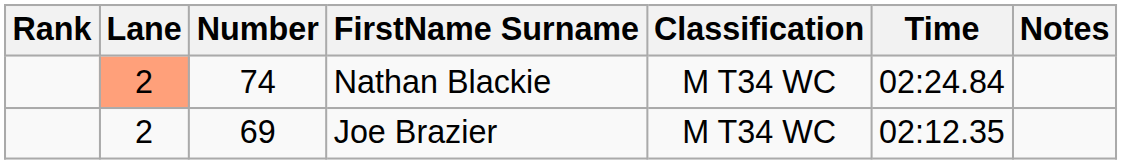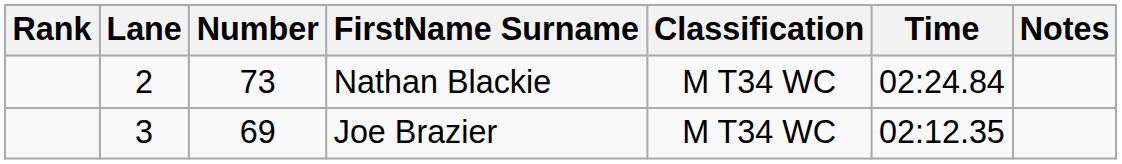(144, 81) lightsalmon background -> (144, 81) no background
(258, 81) 74 -> (258, 81) 73
(144, 132) 2 -> (144, 132) 3
